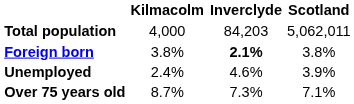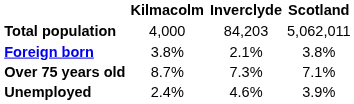(246, 52) bold -> (246, 52) normal
rows swapped: (65, 92) <-> (48, 72)
